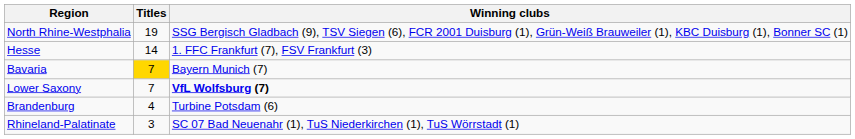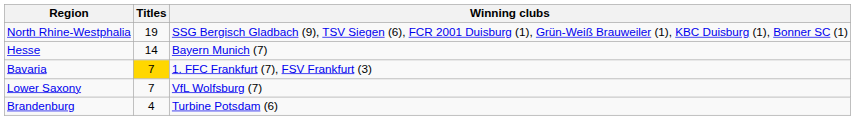(272, 50) 1. FFC Frankfurt (7), FSV Frankfurt (3) -> (220, 50) Bayern Munich (7)
(220, 69) Bayern Munich (7) -> (272, 69) 1. FFC Frankfurt (7), FSV Frankfurt (3)
(220, 87) bold -> (217, 87) normal
- row: (61, 124)
